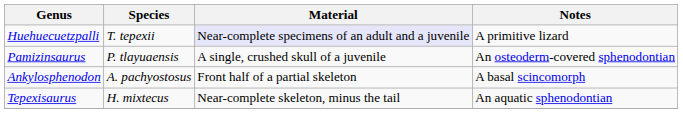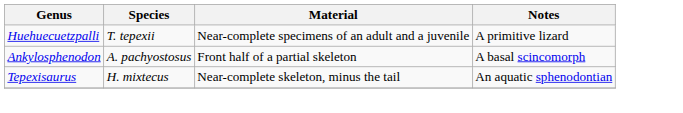(333, 35) lavender background -> (333, 35) no background
- row: (46, 56)
